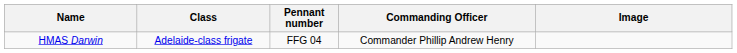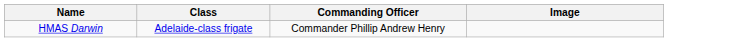- column: (304, 18)
